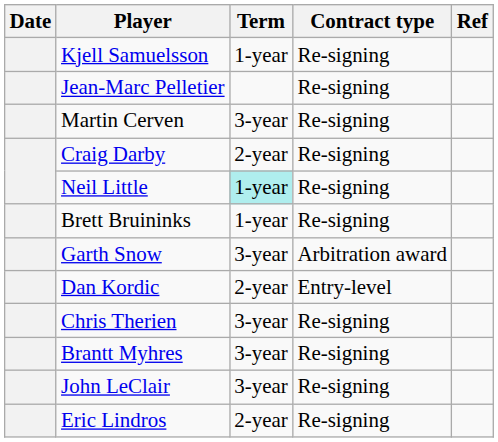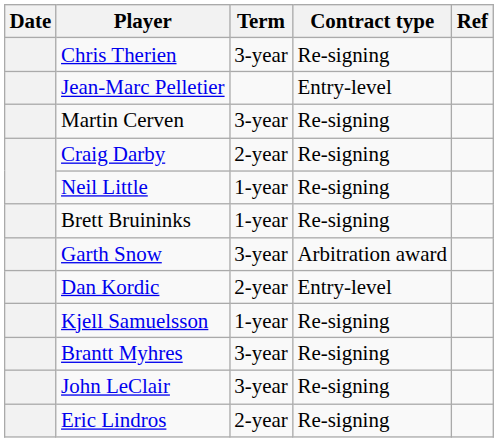rows swapped: (135, 54) <-> (119, 320)
(343, 87) Re-signing -> (345, 87) Entry-level
(261, 187) paleturquoise background -> (261, 187) no background
